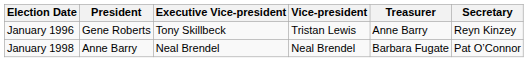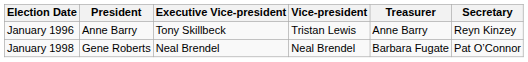(116, 30) Gene Roberts -> (110, 30) Anne Barry
(110, 48) Anne Barry -> (116, 48) Gene Roberts
